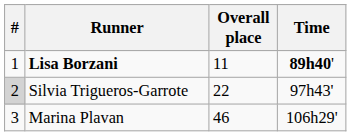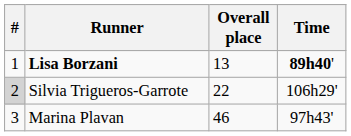(221, 64) 11 -> (221, 64) 13
(312, 90) 97h43' -> (312, 90) 106h29'
(312, 117) 106h29' -> (312, 117) 97h43'
